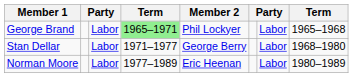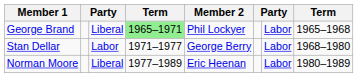(105, 30) Labor -> (107, 30) Liberal
(105, 64) Labor -> (107, 64) Liberal
